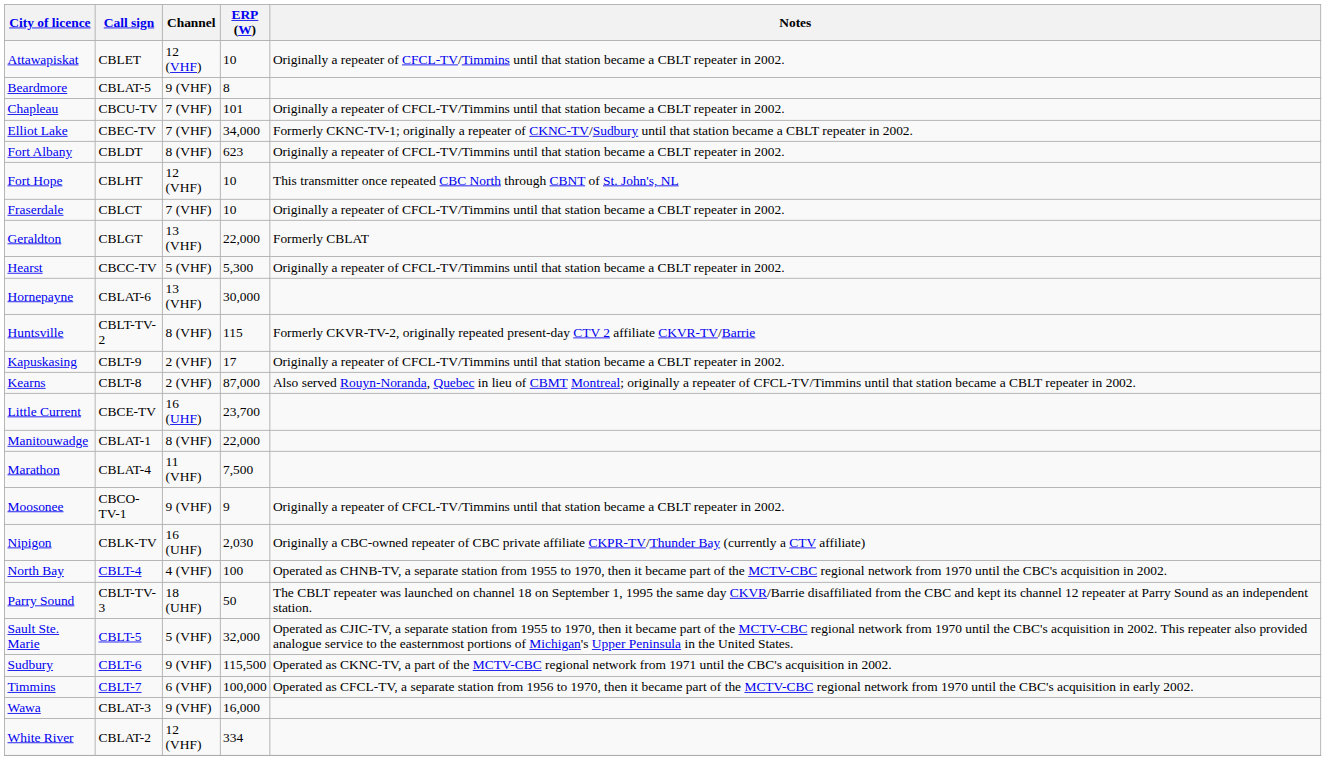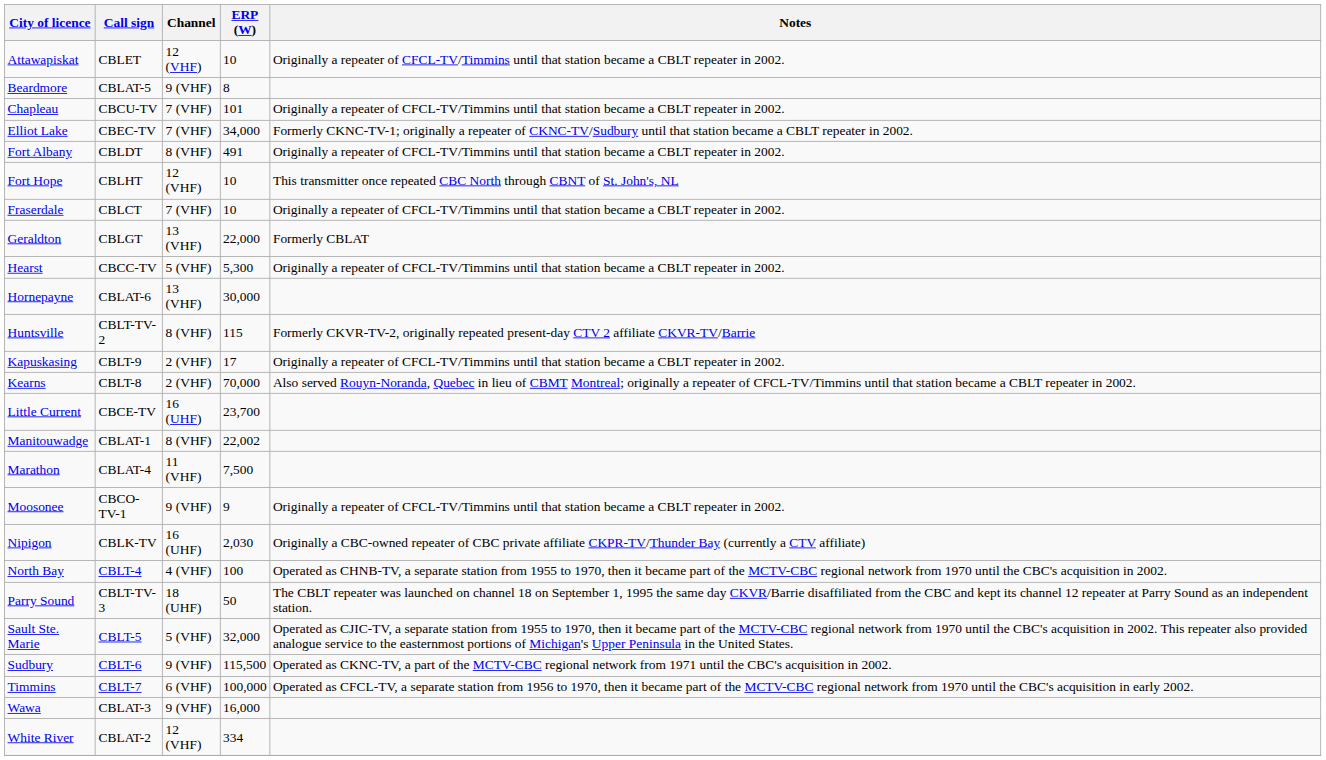(233, 151) 623 -> (233, 151) 491
(242, 382) 87,000 -> (242, 382) 70,000
(242, 440) 22,000 -> (242, 440) 22,002
